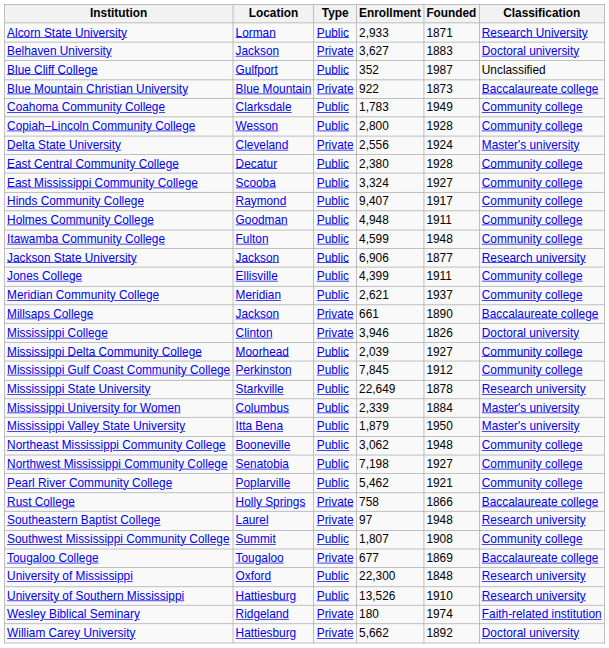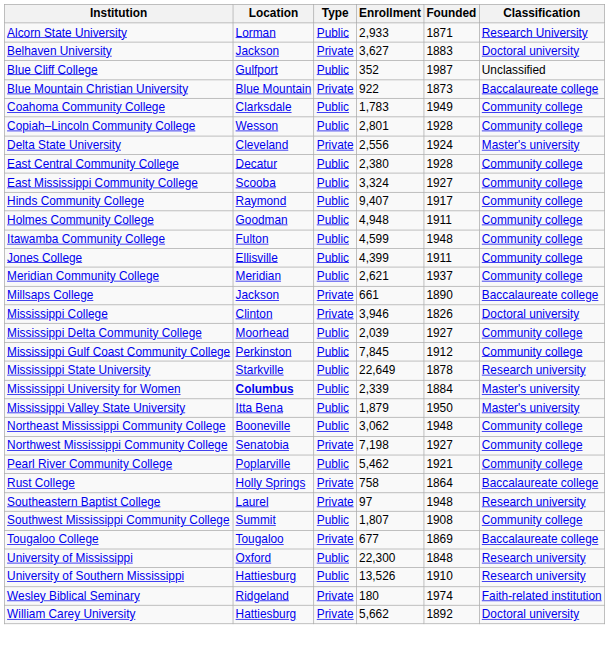(374, 126) 2,800 -> (374, 126) 2,801
- row: (72, 257)
(262, 408) normal -> (265, 389) bold
(333, 464) Public -> (335, 445) Private
(440, 502) 1866 -> (440, 483) 1864
